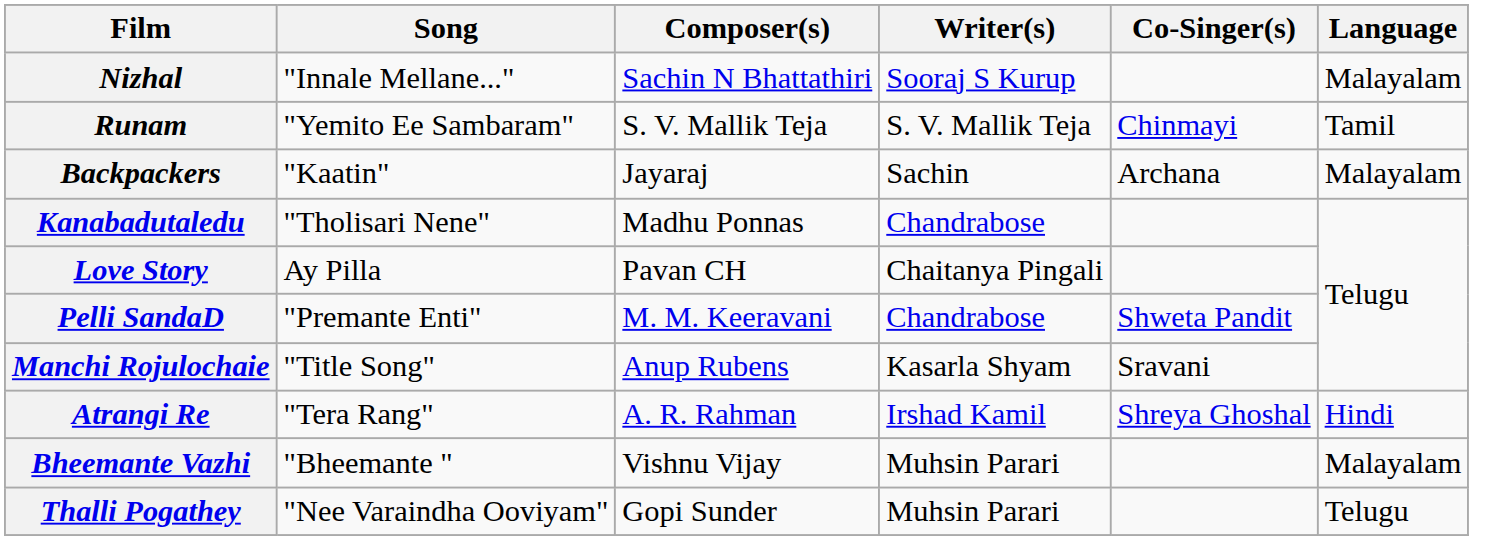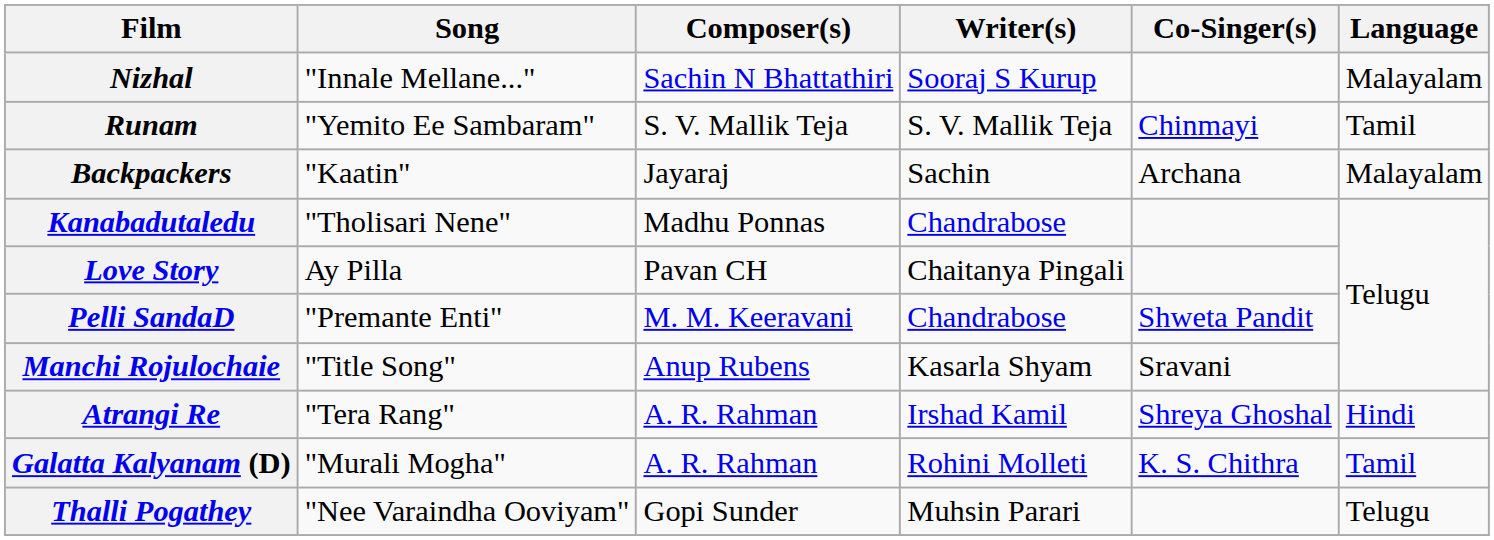+ row: (151, 462)
- row: (141, 462)
